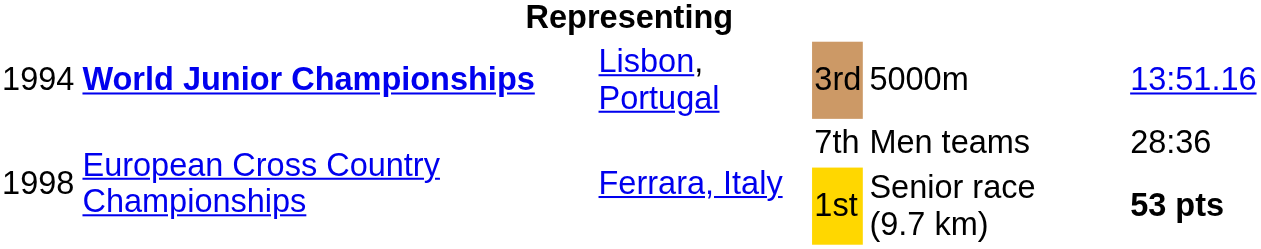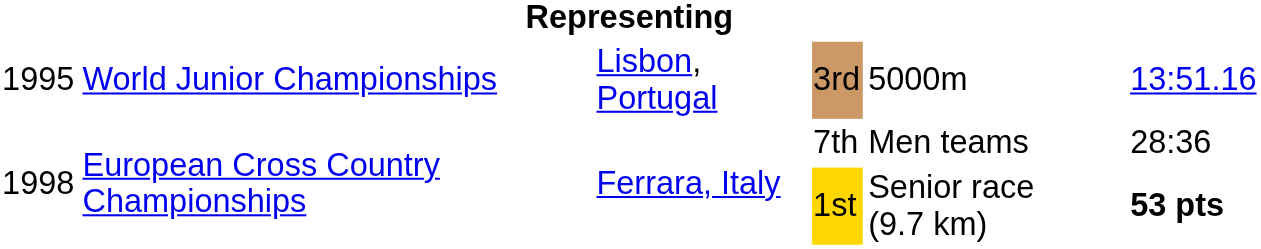(38, 79) 1994 -> (38, 79) 1995
(309, 79) bold -> (290, 79) normal
